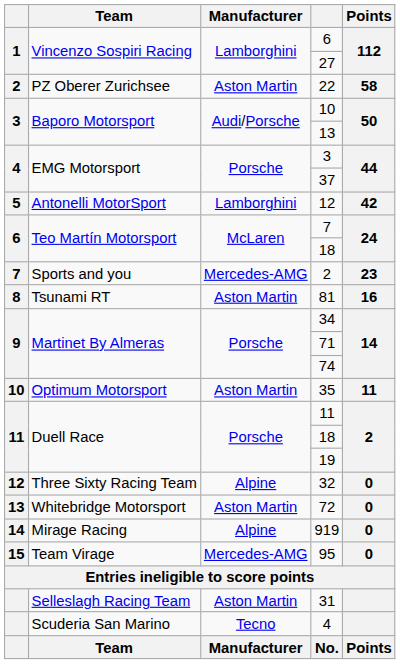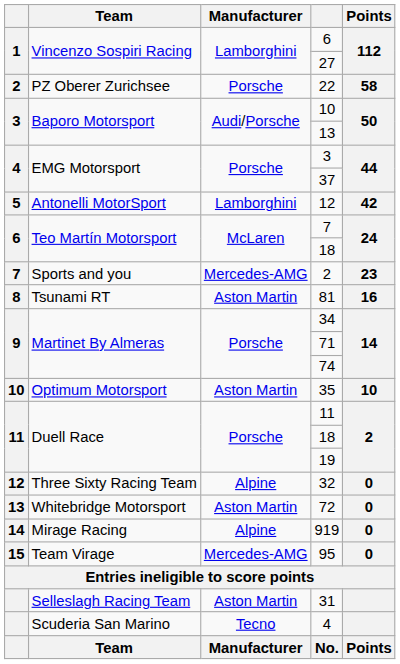(256, 86) Aston Martin -> (256, 86) Porsche
(369, 390) 11 -> (369, 390) 10
